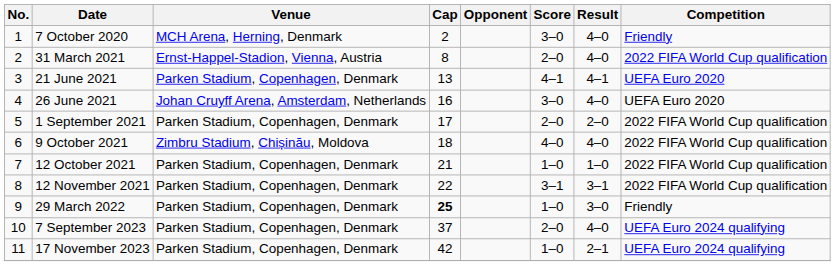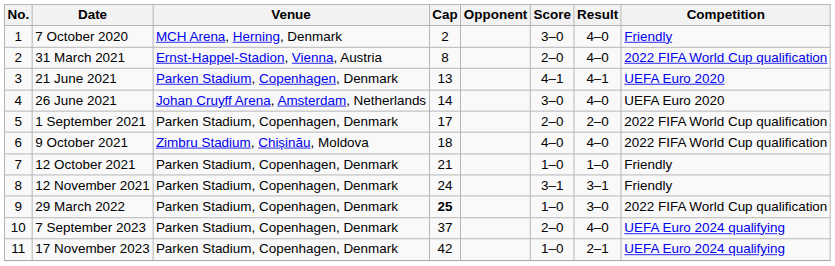(445, 100) 16 -> (445, 100) 14
(726, 164) 2022 FIFA World Cup qualification -> (648, 164) Friendly
(445, 185) 22 -> (445, 185) 24
(726, 185) 2022 FIFA World Cup qualification -> (648, 185) Friendly
(648, 206) Friendly -> (726, 206) 2022 FIFA World Cup qualification
